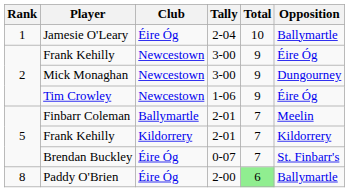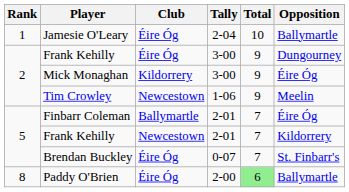(171, 55) Newcestown -> (158, 55) Éire Óg
(297, 55) Éire Óg -> (309, 55) Dungourney
(171, 75) Newcestown -> (165, 75) Kildorrery
(309, 75) Dungourney -> (297, 75) Éire Óg
(297, 95) Éire Óg -> (295, 95) Meelin
(295, 116) Meelin -> (297, 116) Éire Óg
(165, 136) Kildorrery -> (171, 136) Newcestown
